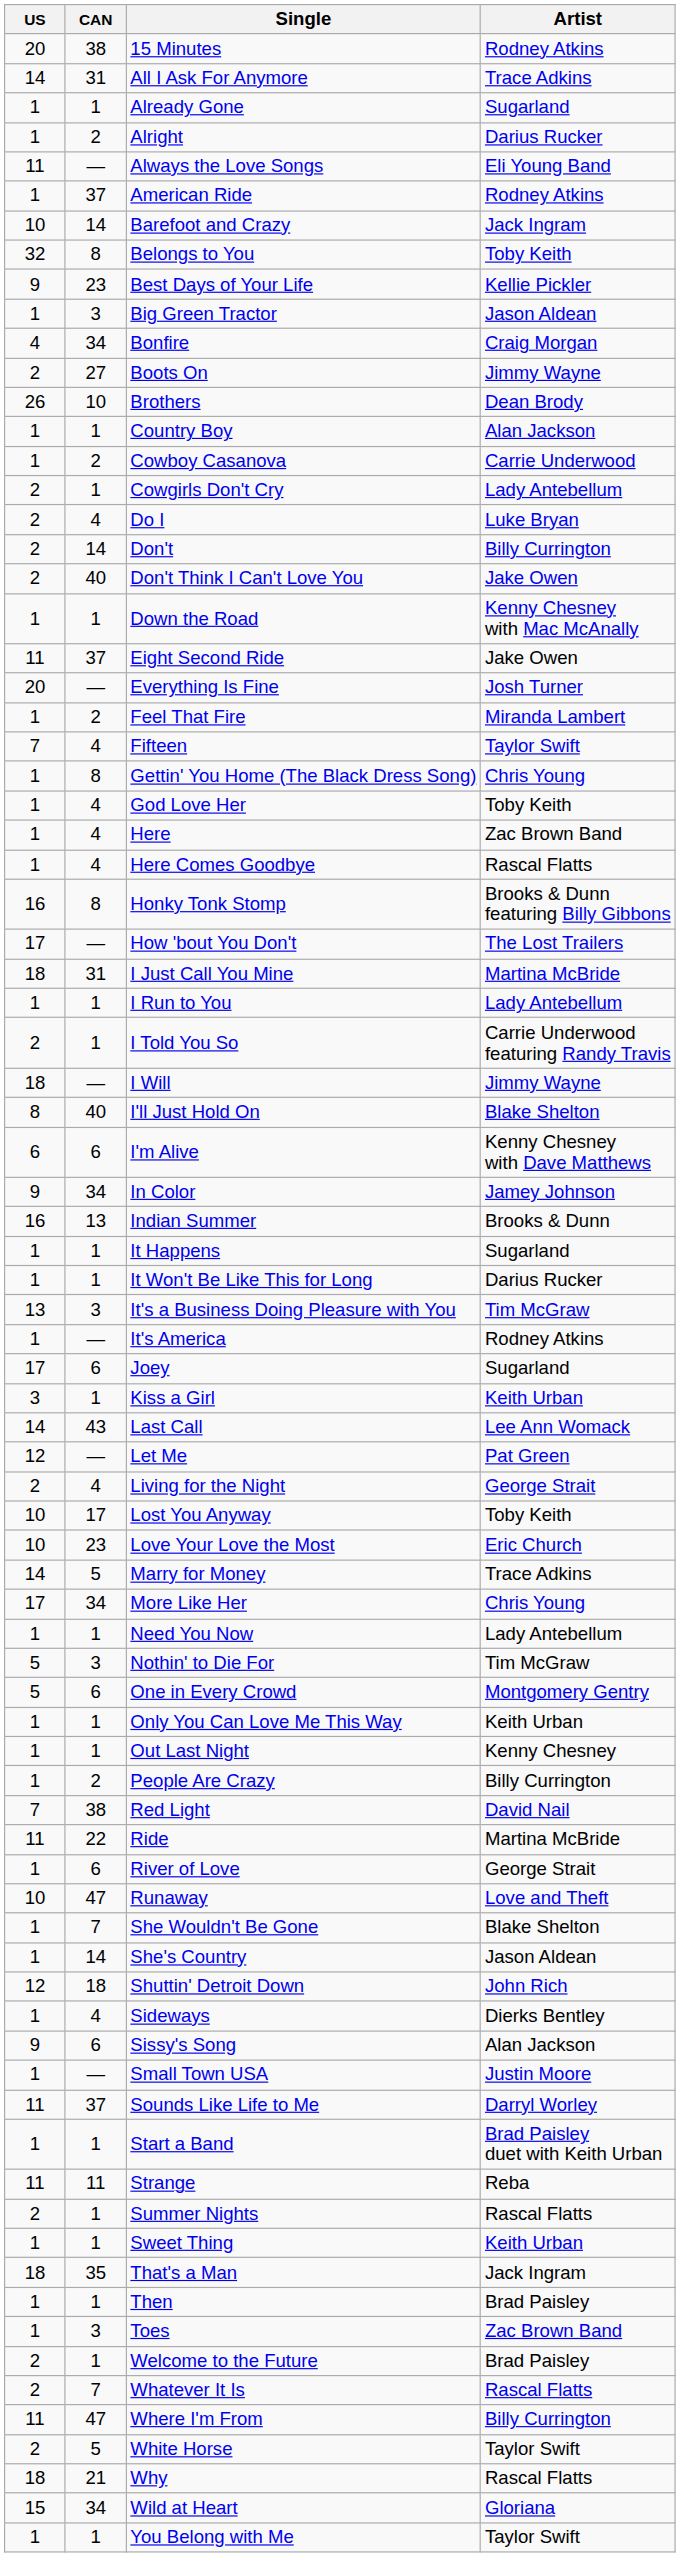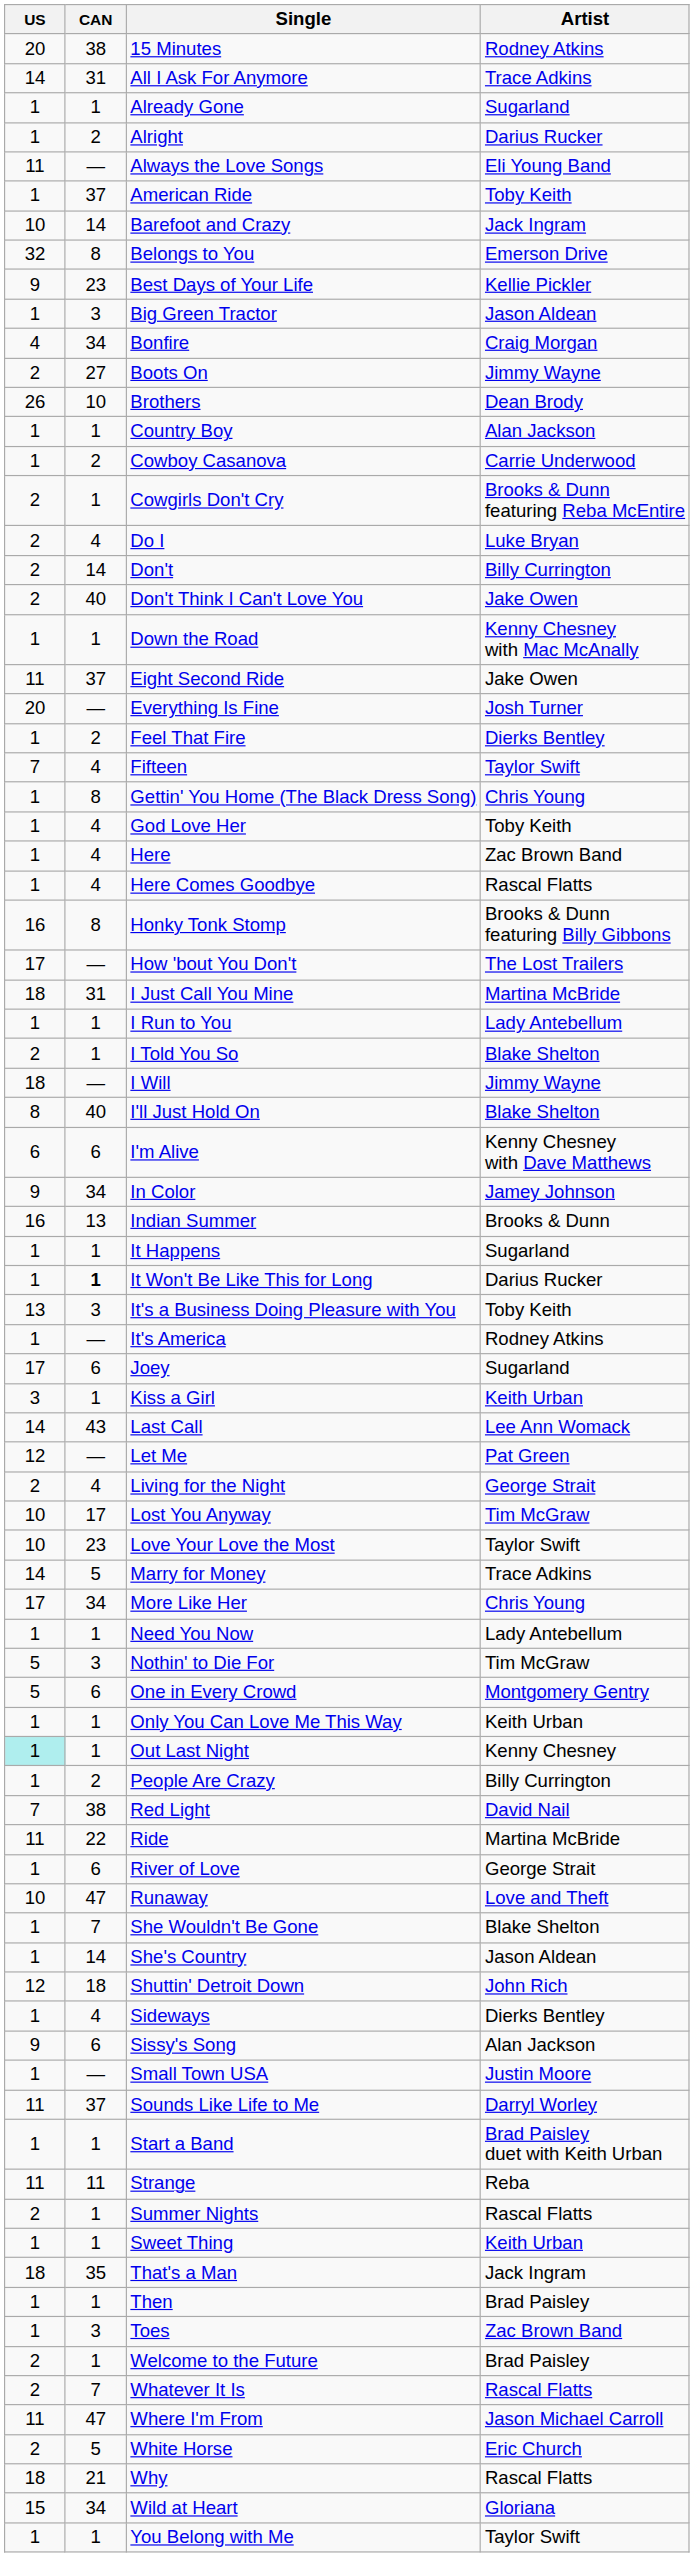(544, 195) Rodney Atkins -> (528, 195) Toby Keith
(528, 254) Toby Keith -> (546, 254) Emerson Drive
(554, 490) Lady Antebellum -> (585, 500) Brooks & Dunn featuring Reba McEntire
(555, 717) Miranda Lambert -> (545, 737) Dierks Bentley
(578, 1042) Carrie Underwood featuring Randy Travis -> (542, 1053) Blake Shelton
(96, 1280) normal -> (96, 1280) bold
(537, 1309) Tim McGraw -> (528, 1309) Toby Keith
(528, 1515) Toby Keith -> (537, 1515) Tim McGraw
(533, 1545) Eric Church -> (532, 1545) Taylor Swift
(35, 1751) no background -> (35, 1751) paleturquoise background
(548, 2419) Billy Currington -> (574, 2419) Jason Michael Carroll
(532, 2448) Taylor Swift -> (533, 2448) Eric Church
